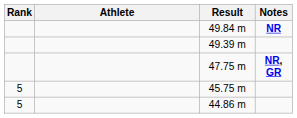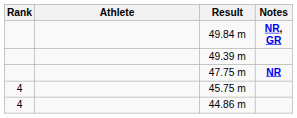(274, 28) NR -> (274, 34) NR, GR
(274, 67) NR, GR -> (274, 72) NR
(19, 89) 5 -> (19, 89) 4
(19, 105) 5 -> (19, 105) 4
